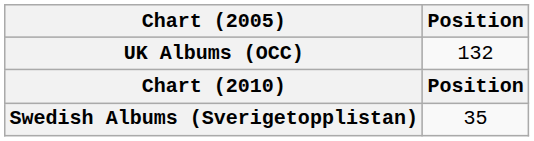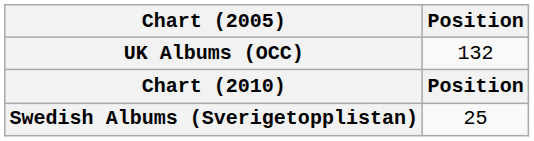(476, 119) 35 -> (476, 119) 25
